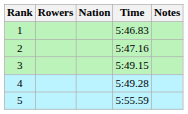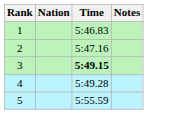- column: (56, 13)
(132, 65) normal -> (92, 65) bold
